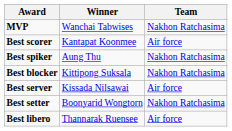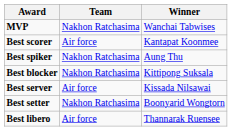columns swapped: (102, 12) <-> (186, 12)
